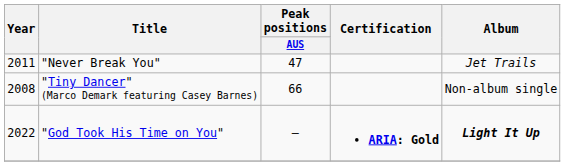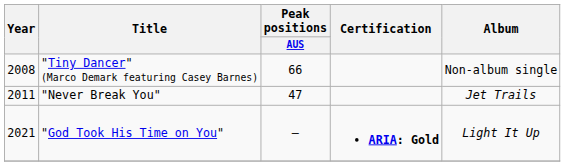rows swapped: (150, 89) <-> (101, 63)
(21, 133) 2022 -> (21, 133) 2021
(501, 133) bold -> (501, 133) normal
